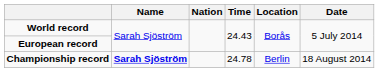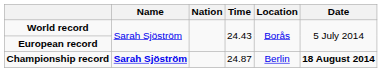(239, 59) 24.78 -> (239, 59) 24.87
(337, 59) normal -> (339, 59) bold
